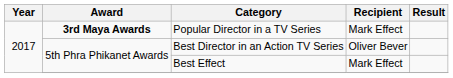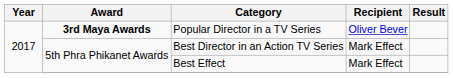(376, 30) Mark Effect -> (378, 30) Oliver Bever
(378, 47) Oliver Bever -> (376, 47) Mark Effect
